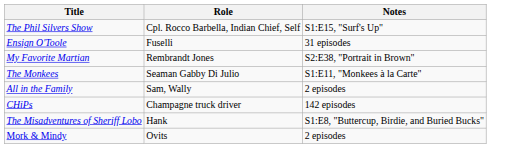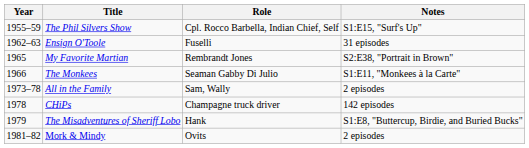+ column: (24, 12)
